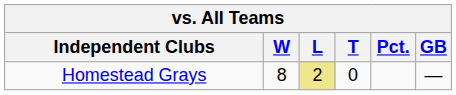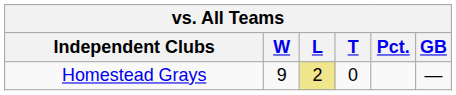(282, 75) 8 -> (282, 75) 9
